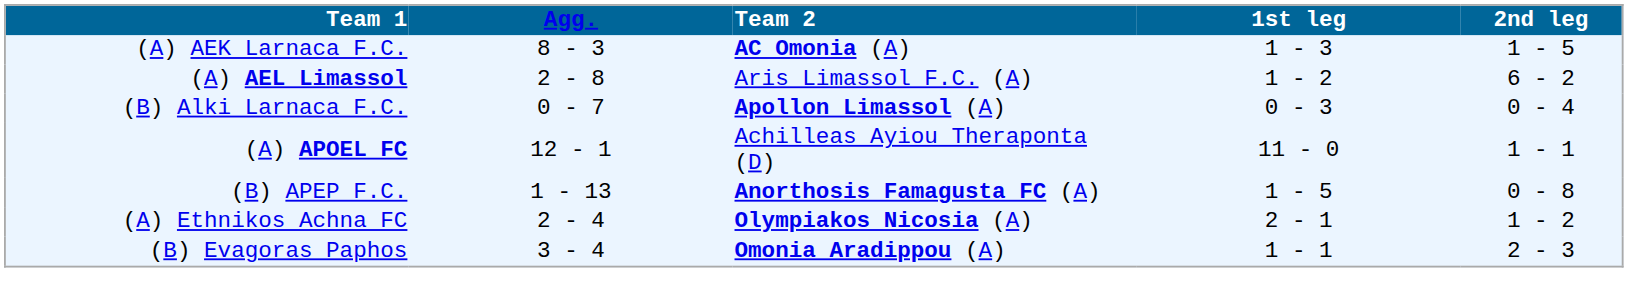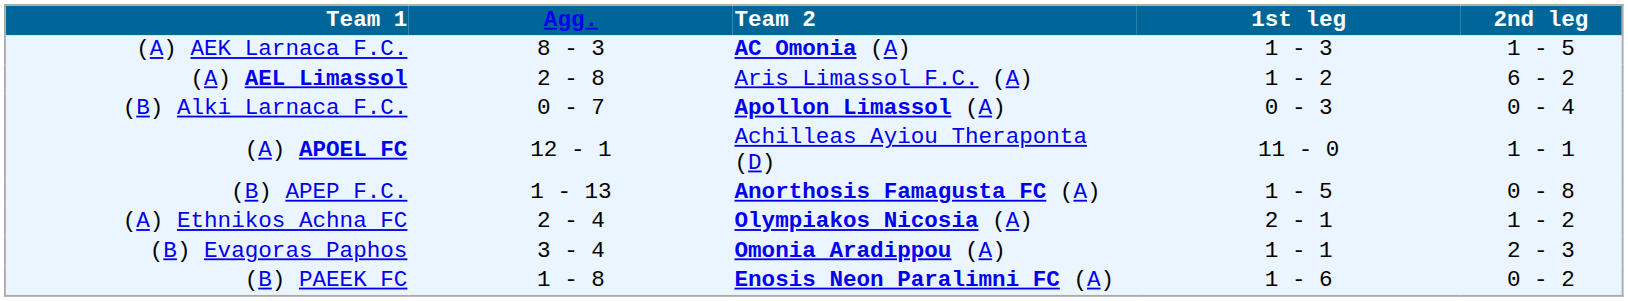+ row: (326, 280)
